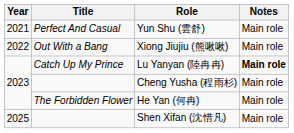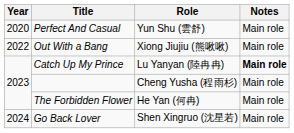(18, 29) 2021 -> (18, 29) 2020
+ row: (187, 118)
- row: (181, 118)
